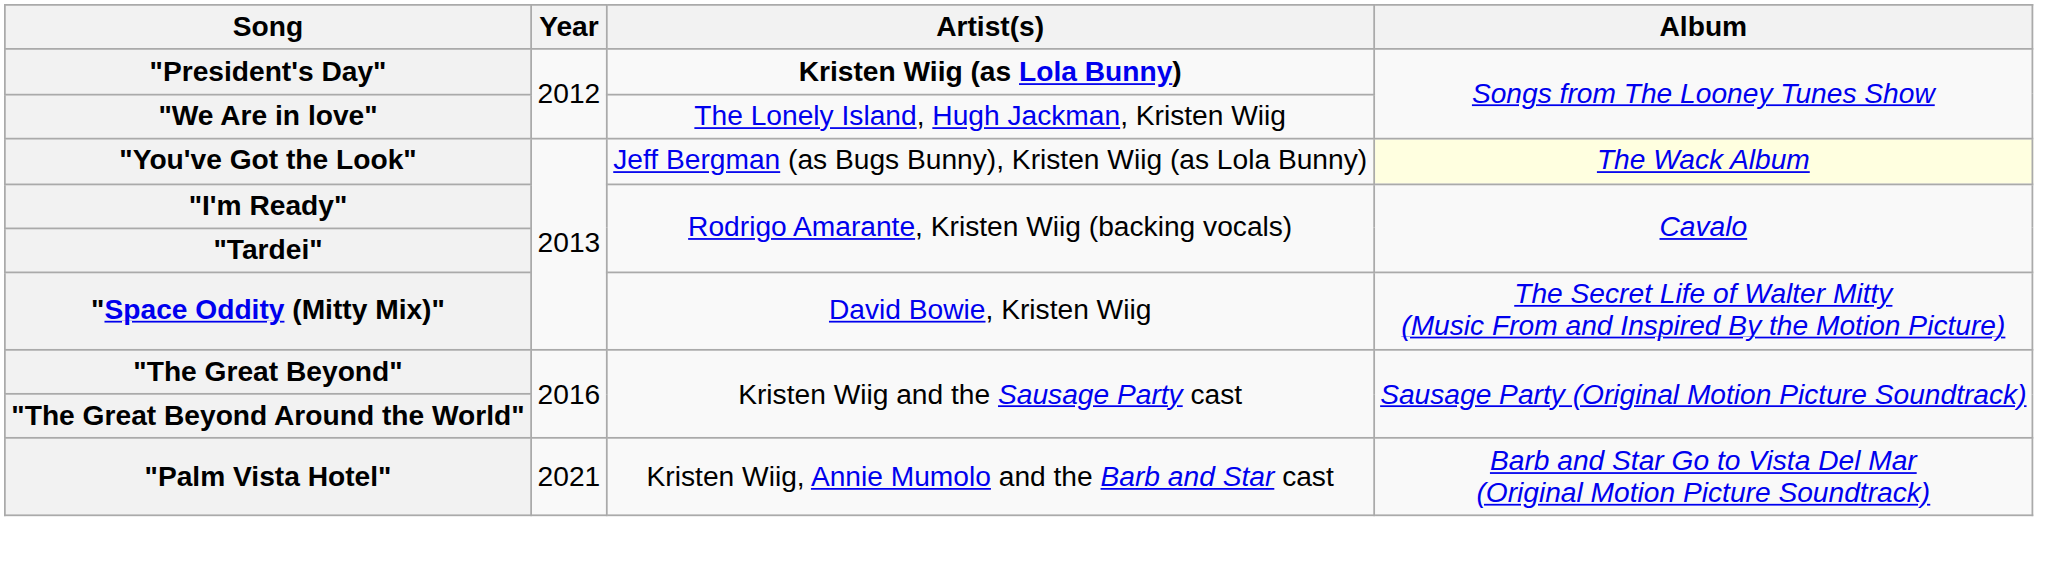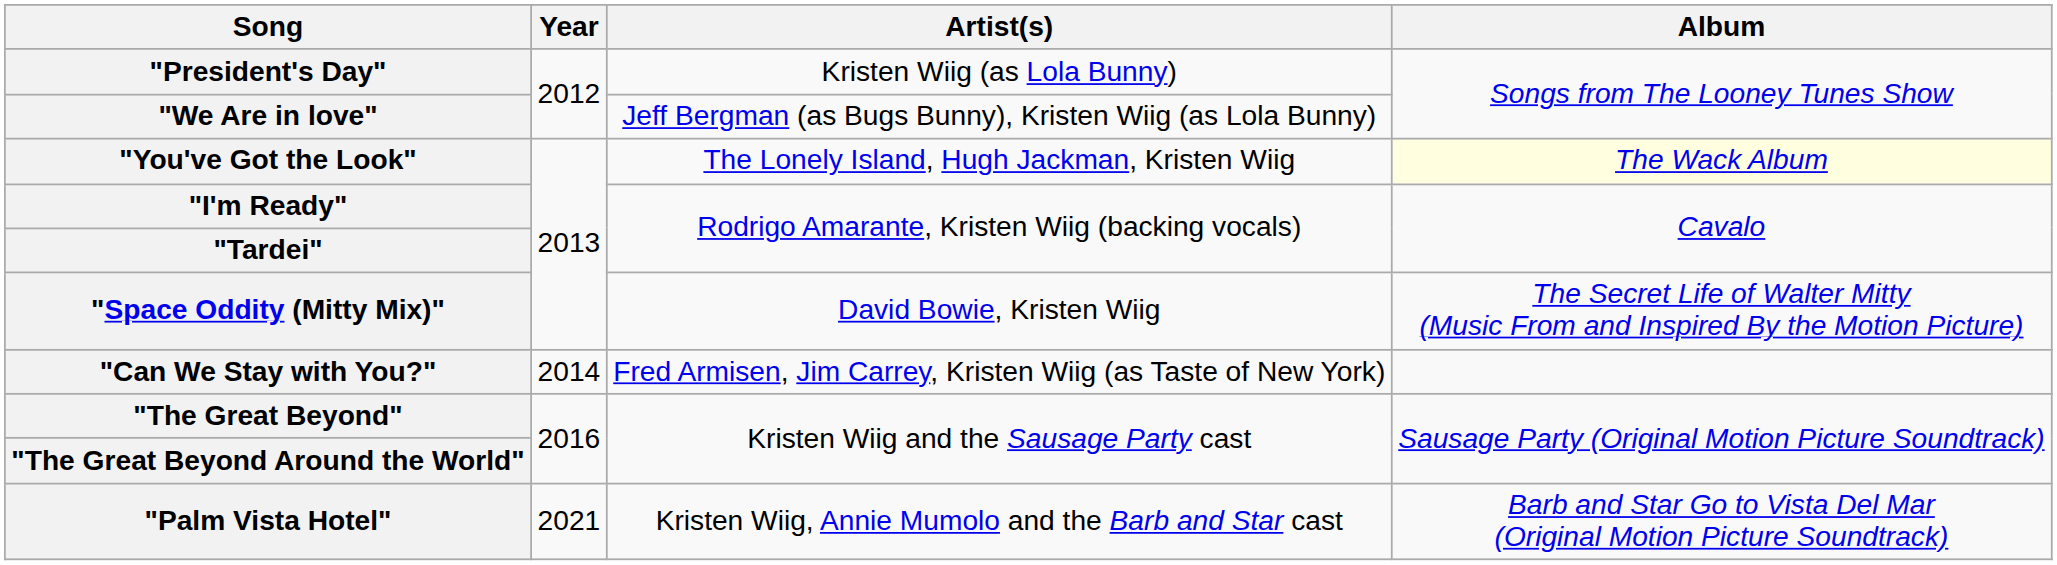(990, 71) bold -> (999, 71) normal
(990, 116) The Lonely Island, Hugh Jackman, Kristen Wiig -> (999, 116) Jeff Bergman (as Bugs Bunny), Kristen Wiig (as Lola Bunny)
(990, 160) Jeff Bergman (as Bugs Bunny), Kristen Wiig (as Lola Bunny) -> (999, 160) The Lonely Island, Hugh Jackman, Kristen Wiig
+ row: (268, 371)
